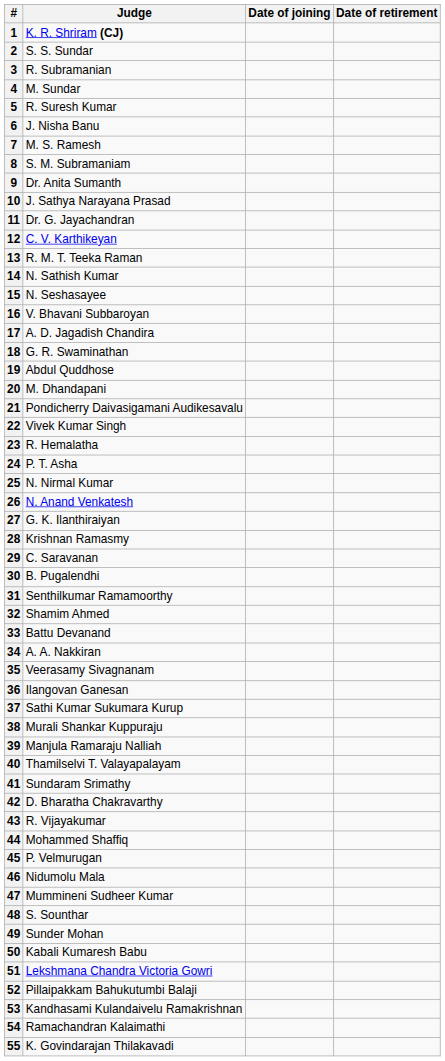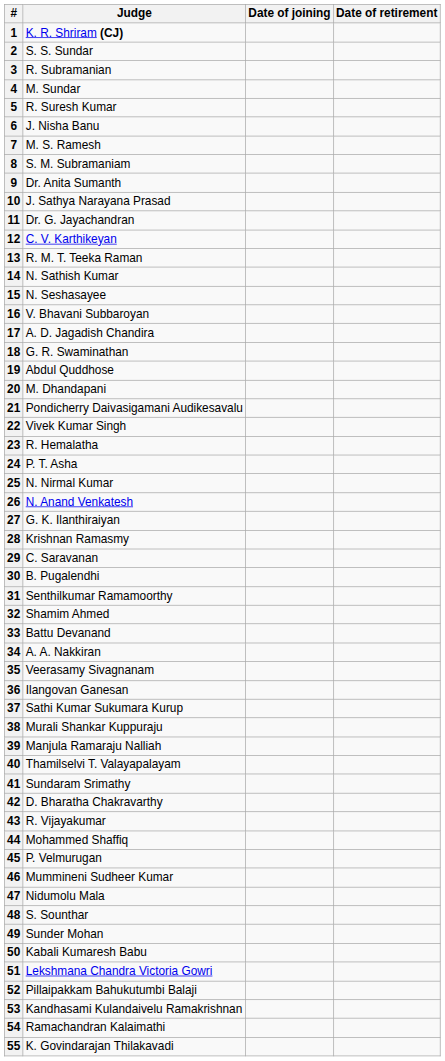(65, 877) Nidumolu Mala -> (99, 877) Mummineni Sudheer Kumar
(99, 896) Mummineni Sudheer Kumar -> (65, 896) Nidumolu Mala
